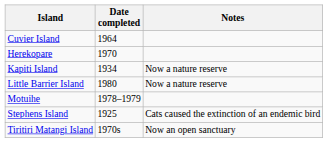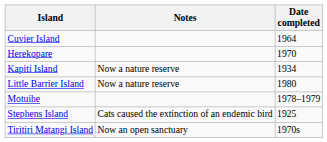columns swapped: (119, 18) <-> (233, 18)
